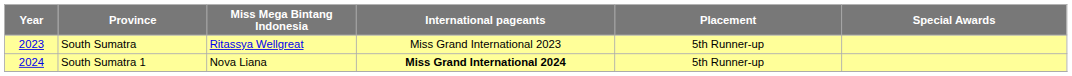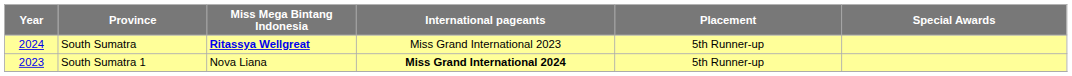(31, 45) 2023 -> (31, 45) 2024
(257, 45) normal -> (260, 45) bold
(31, 63) 2024 -> (31, 63) 2023
